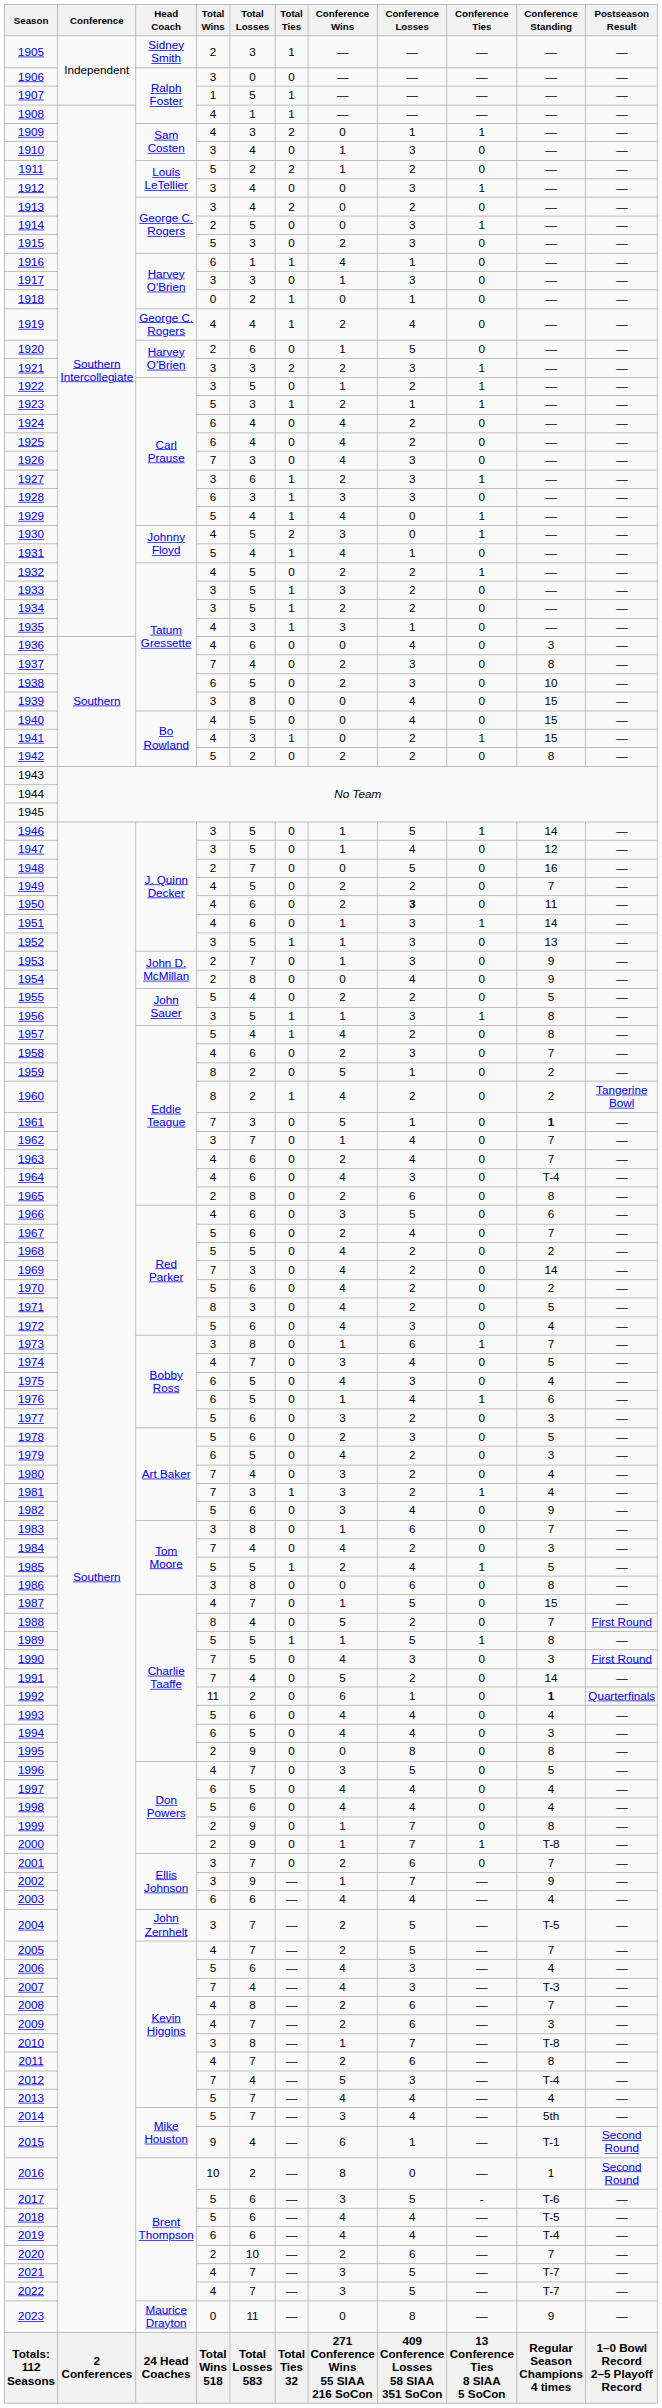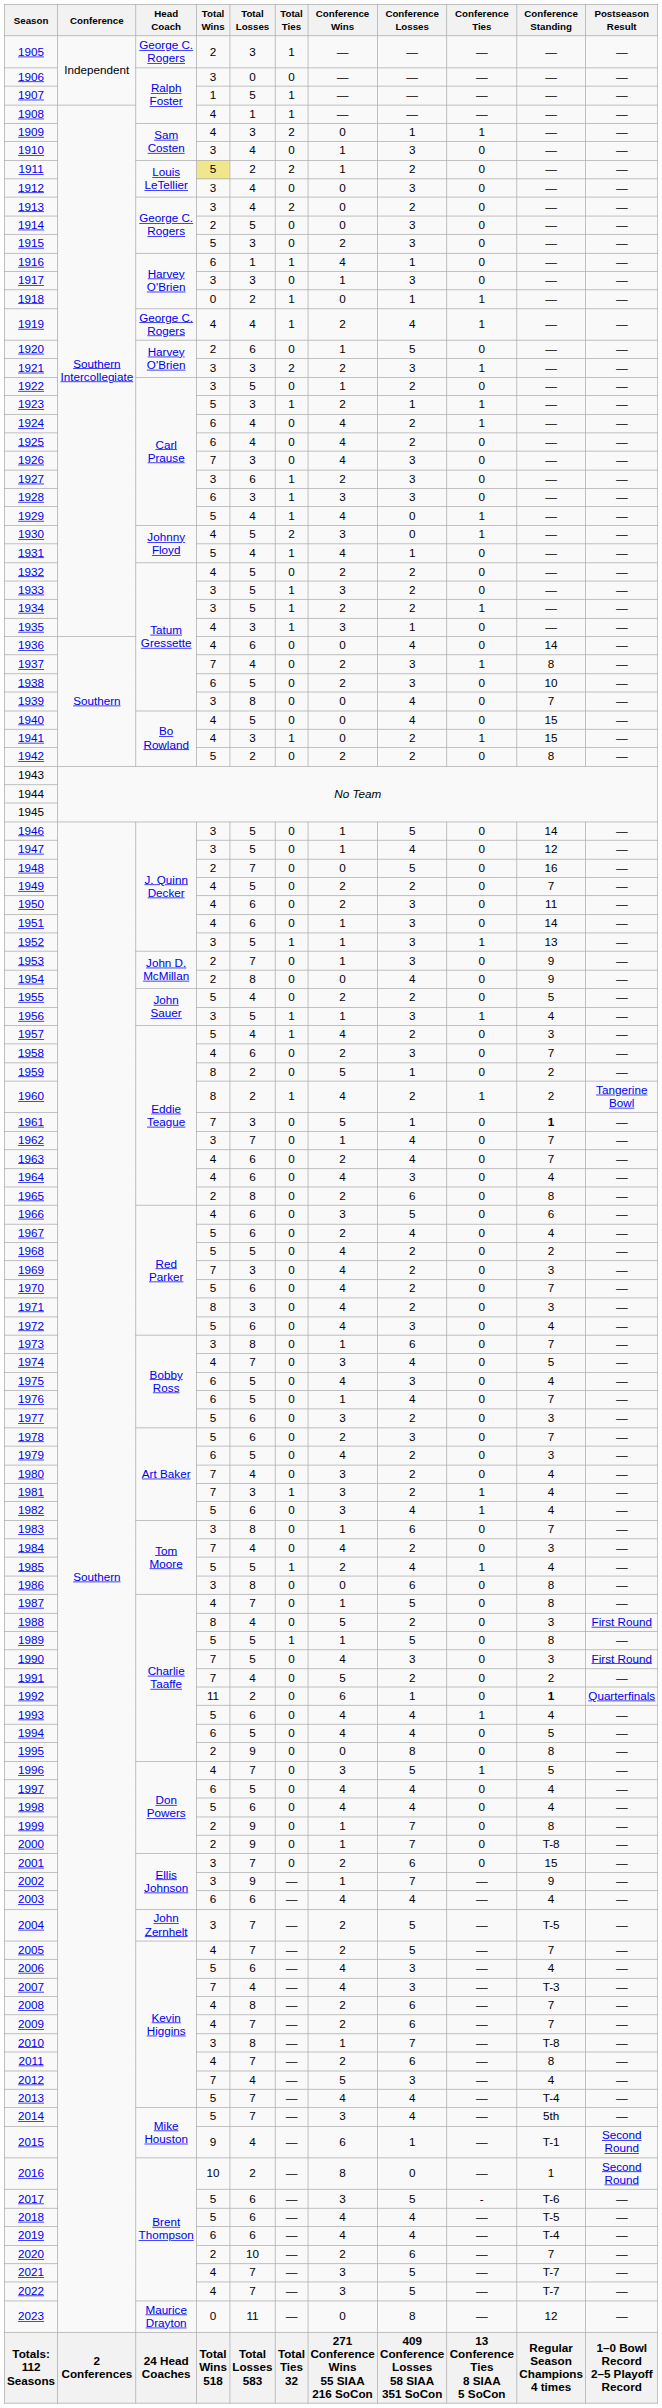(166, 51) Sidney Smith -> (166, 51) George C. Rogers
(213, 169) no background -> (213, 169) khaki background
(482, 188) 1 -> (482, 188) 0
(482, 225) 1 -> (482, 225) 0
(482, 299) 0 -> (482, 299) 1
(482, 324) 0 -> (482, 324) 1
(482, 386) 1 -> (482, 386) 0
(482, 423) 0 -> (482, 423) 1
(482, 479) 1 -> (482, 479) 0
(482, 571) 1 -> (482, 571) 0
(482, 608) 0 -> (482, 608) 1
(551, 645) 3 -> (551, 645) 14
(482, 664) 0 -> (482, 664) 1
(551, 701) 15 -> (551, 701) 7
(482, 831) 1 -> (482, 831) 0
(412, 905) bold -> (412, 905) normal
(482, 923) 1 -> (482, 923) 0
(482, 942) 0 -> (482, 942) 1
(551, 1016) 8 -> (551, 1016) 4
(551, 1034) 8 -> (551, 1034) 3
(482, 1097) 0 -> (482, 1097) 1
(551, 1177) T-4 -> (551, 1177) 4
(551, 1233) 7 -> (551, 1233) 4
(551, 1270) 14 -> (551, 1270) 3
(551, 1288) 2 -> (551, 1288) 7
(551, 1307) 5 -> (551, 1307) 3
(482, 1344) 1 -> (482, 1344) 0
(482, 1400) 1 -> (482, 1400) 0
(551, 1400) 6 -> (551, 1400) 7
(551, 1437) 5 -> (551, 1437) 7
(482, 1511) 0 -> (482, 1511) 1
(551, 1511) 9 -> (551, 1511) 4
(551, 1566) 5 -> (551, 1566) 4
(551, 1603) 15 -> (551, 1603) 8
(551, 1622) 7 -> (551, 1622) 3
(482, 1640) 1 -> (482, 1640) 0
(551, 1677) 14 -> (551, 1677) 2
(482, 1714) 0 -> (482, 1714) 1
(551, 1733) 3 -> (551, 1733) 5
(482, 1770) 0 -> (482, 1770) 1
(482, 1844) 1 -> (482, 1844) 0
(551, 1863) 7 -> (551, 1863) 15
(551, 2024) 3 -> (551, 2024) 7
(551, 2080) T-4 -> (551, 2080) 4
(551, 2098) 4 -> (551, 2098) T-4
(551, 2316) 9 -> (551, 2316) 12
